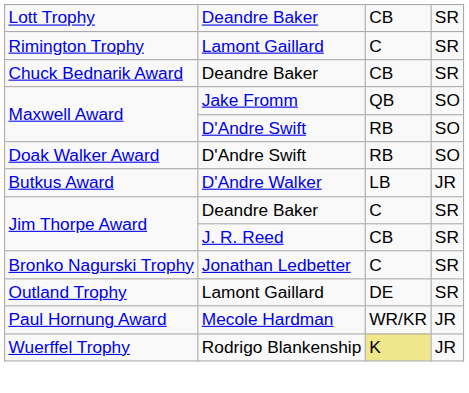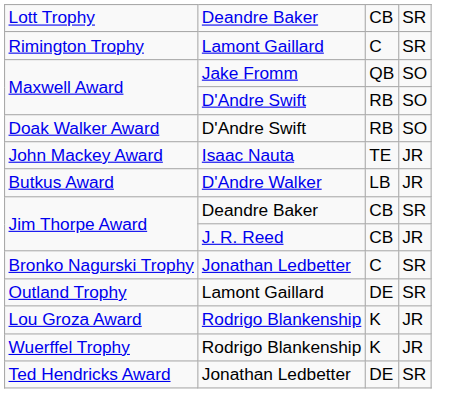- row: (96, 73)
+ row: (86, 155)
(376, 210) C -> (381, 210) CB
(447, 237) SR -> (413, 237) JR
+ row: (75, 319)
- row: (88, 319)
(375, 347) khaki background -> (375, 347) no background
+ row: (90, 374)
